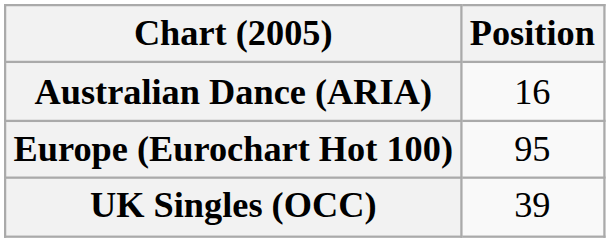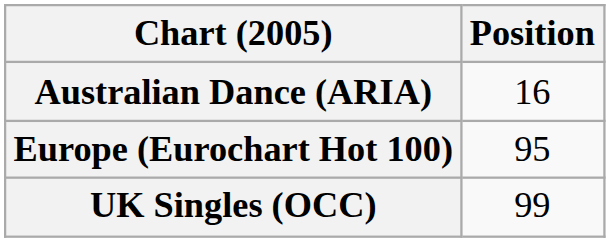(532, 206) 39 -> (532, 206) 99
